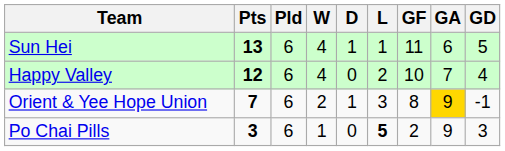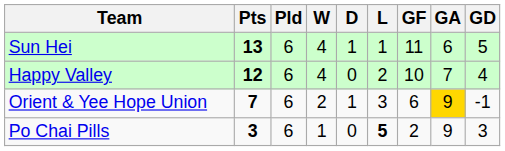(414, 103) 8 -> (414, 103) 6
